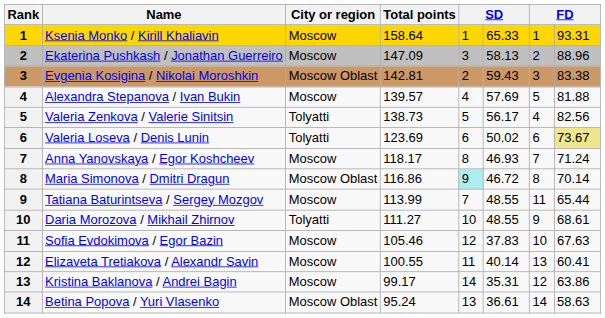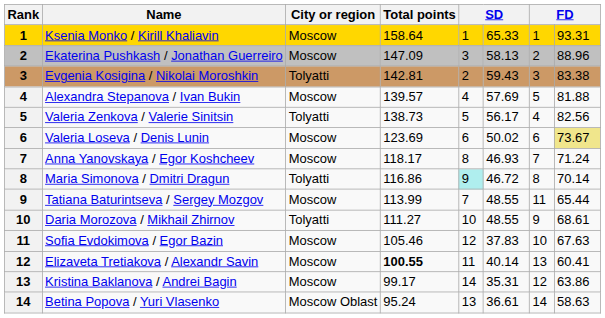(333, 76) Moscow Oblast -> (309, 76) Tolyatti
(309, 138) Tolyatti -> (313, 138) Moscow
(333, 179) Moscow Oblast -> (309, 179) Tolyatti
(403, 261) normal -> (403, 261) bold
